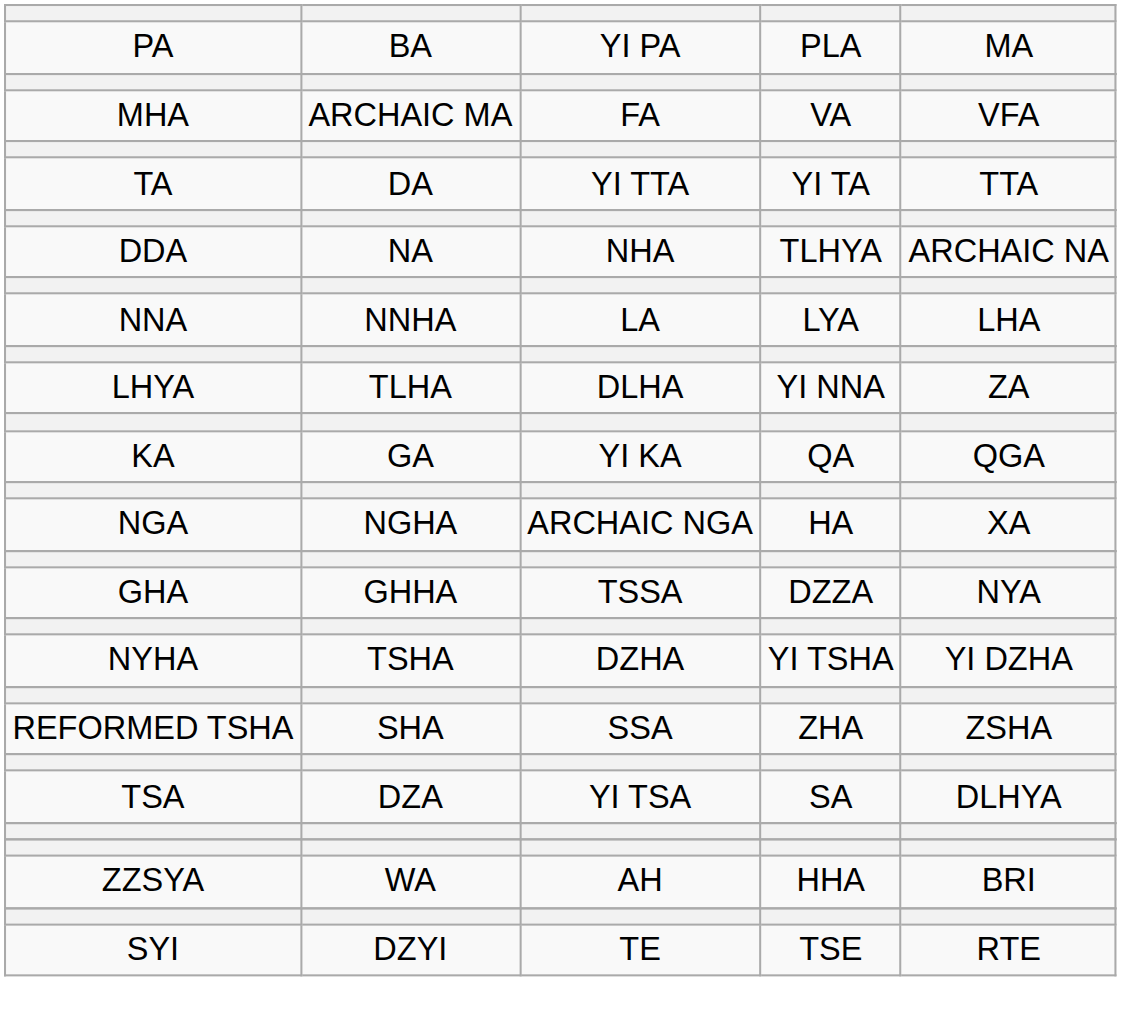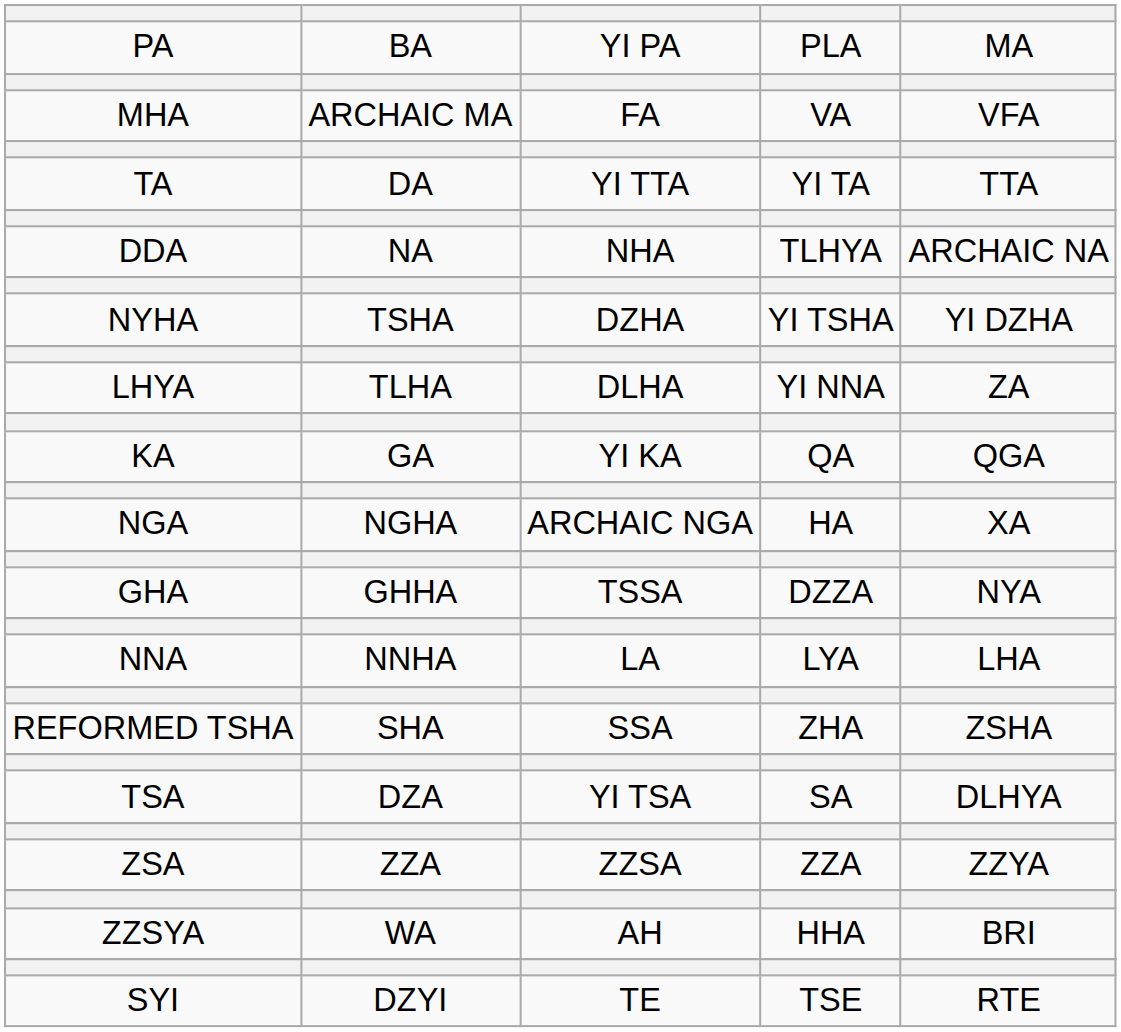rows swapped: (153, 319) <-> (153, 660)
+ row: (153, 864)
